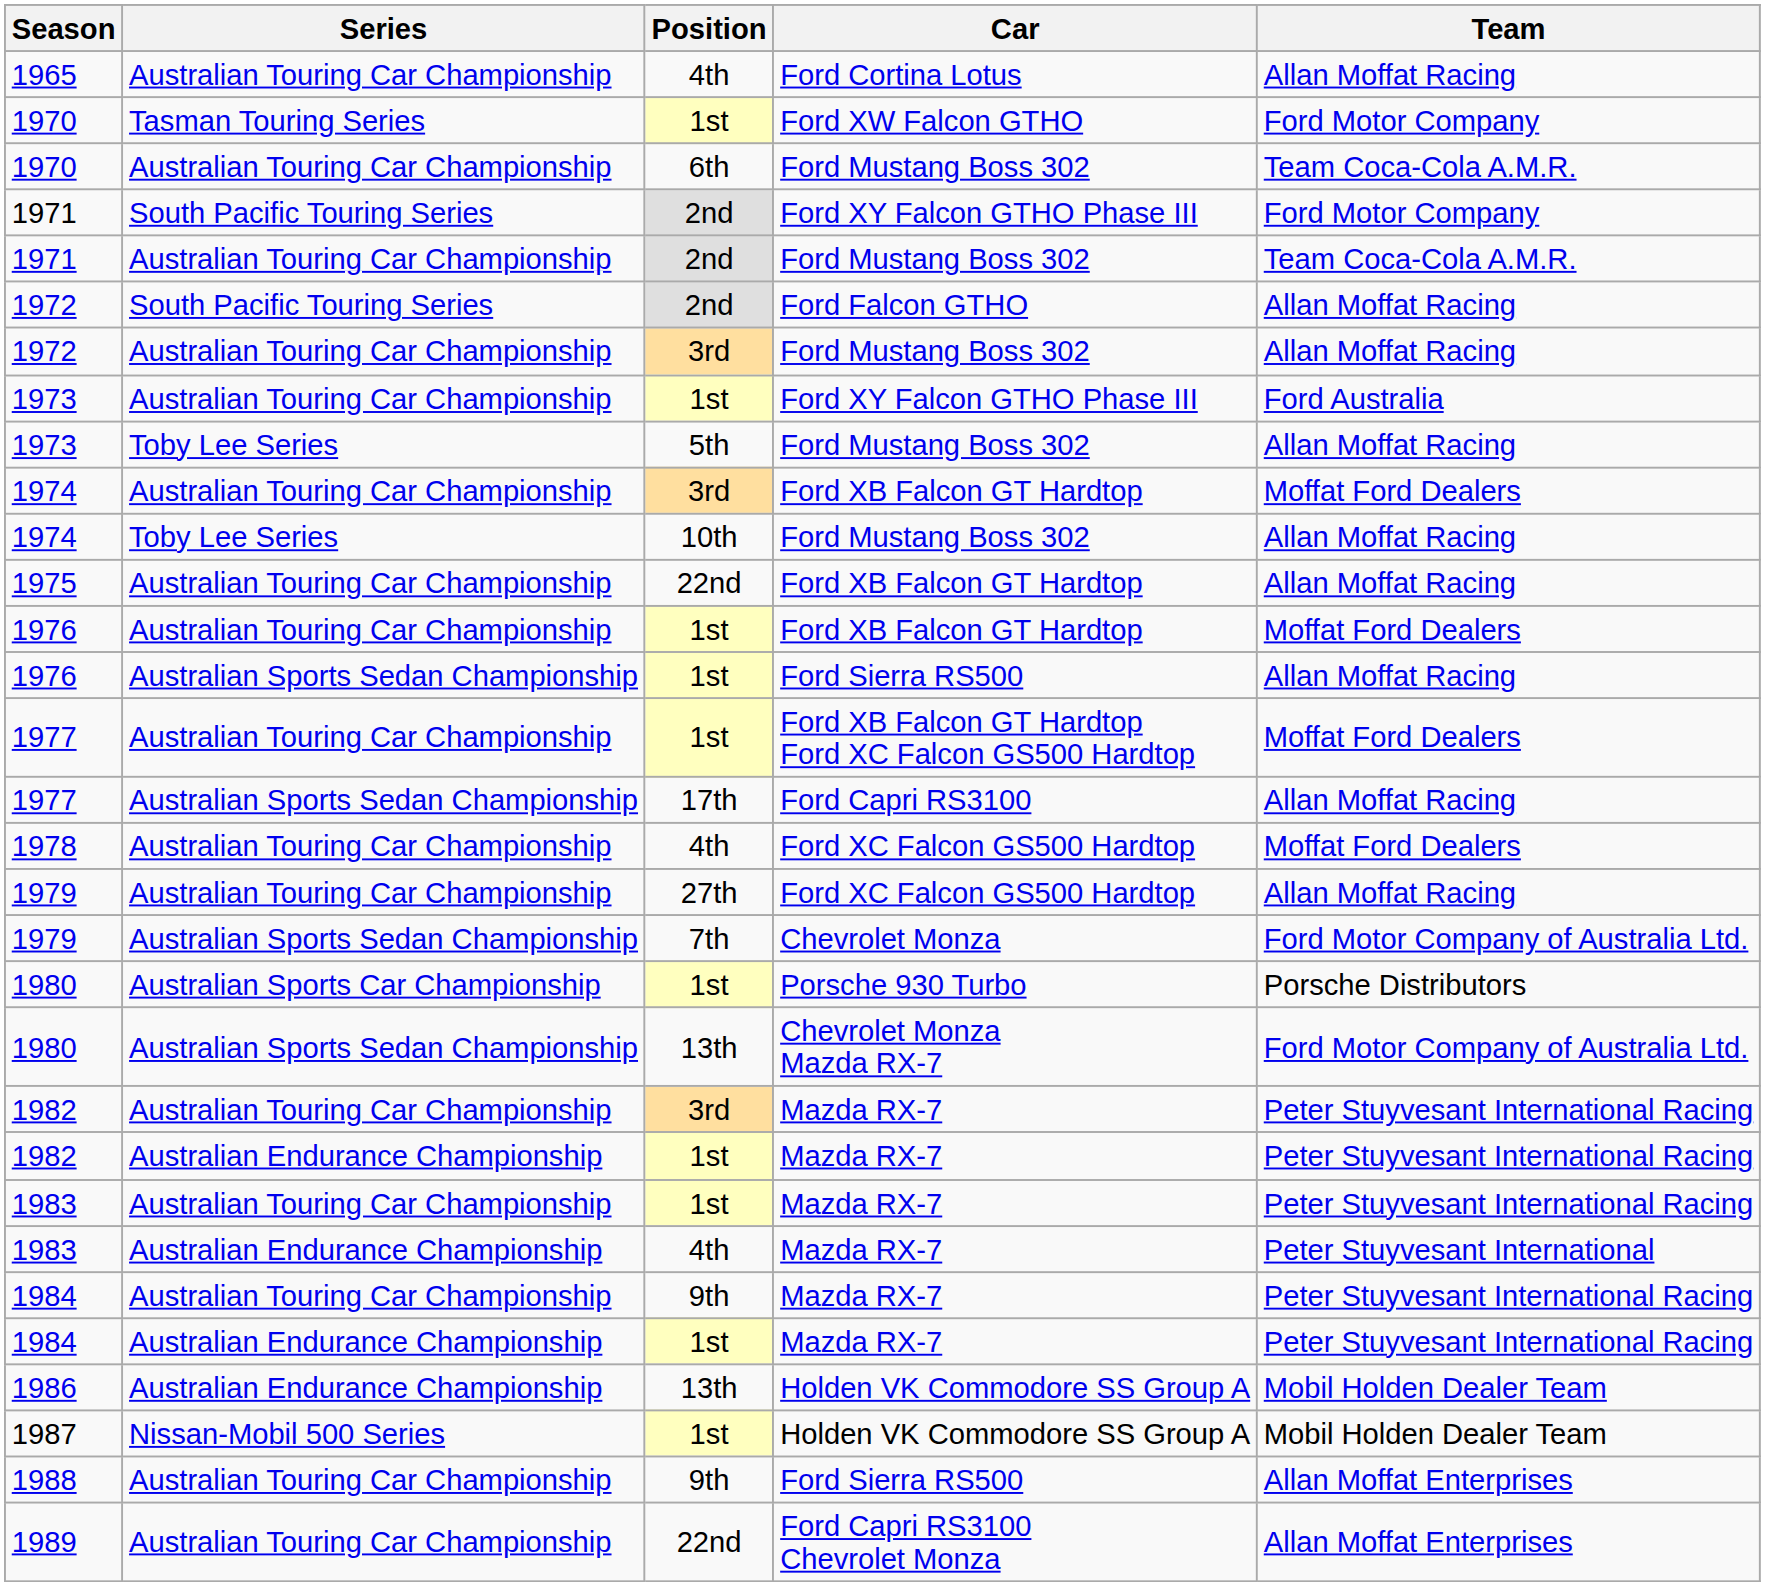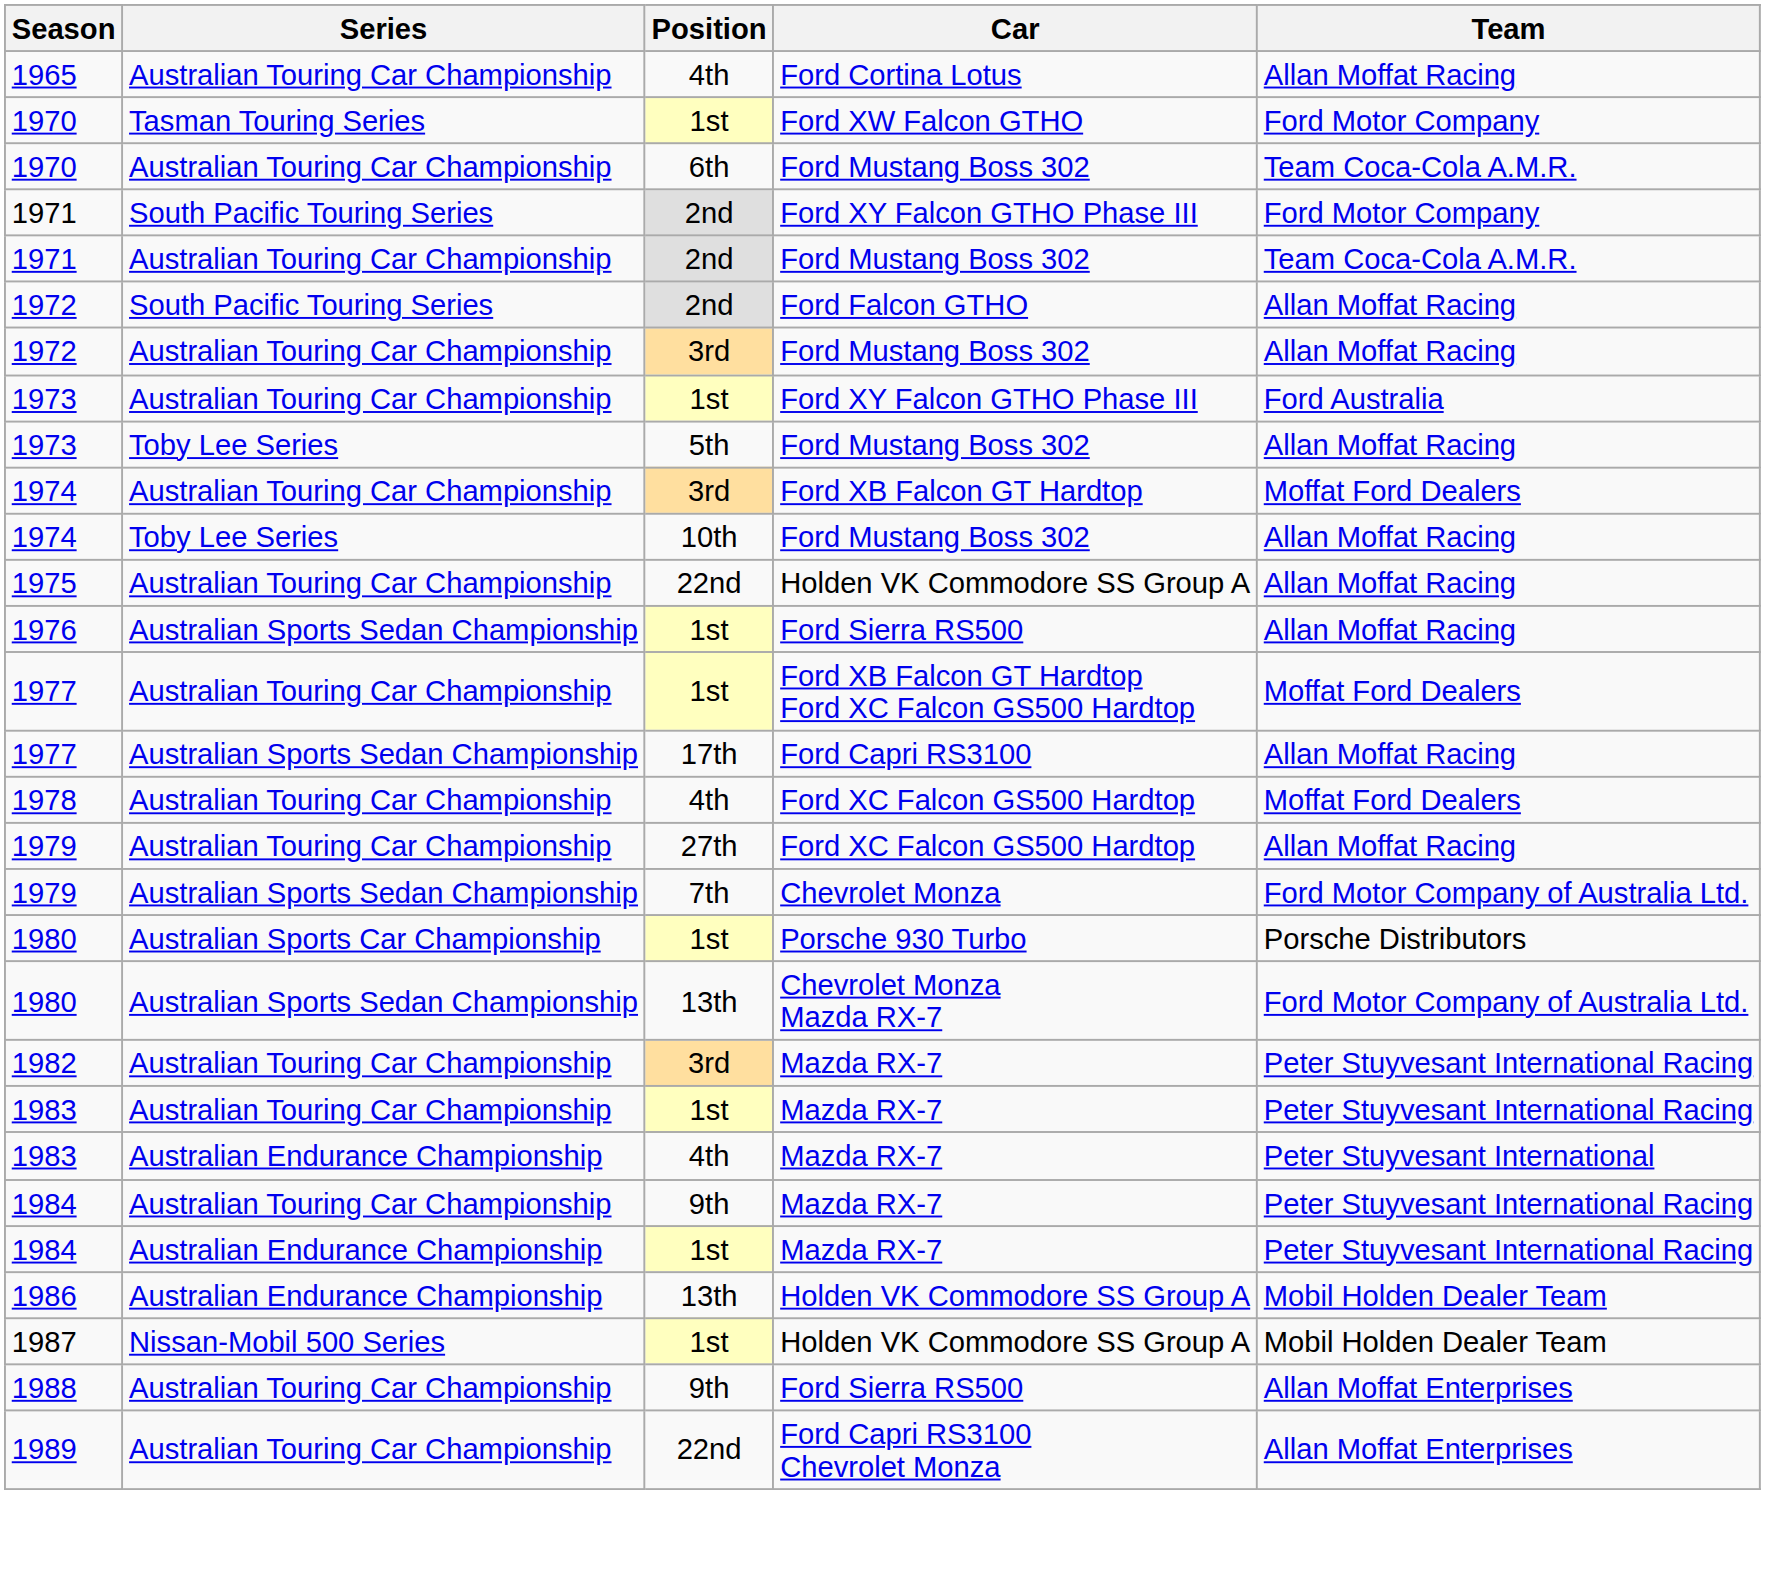(961, 583) Ford XB Falcon GT Hardtop -> (1015, 583) Holden VK Commodore SS Group A
- row: (44, 629)
- row: (44, 1156)
